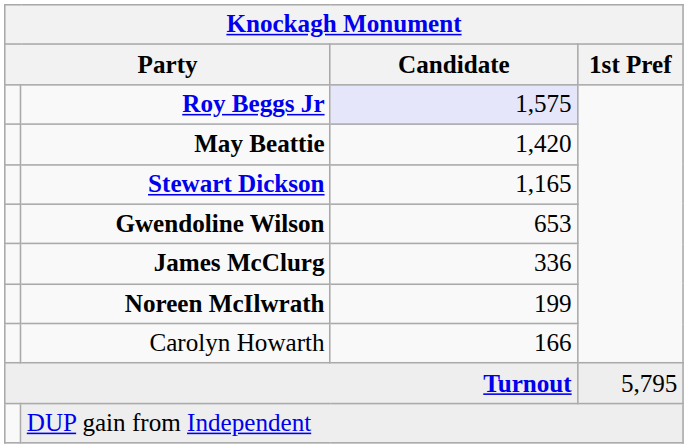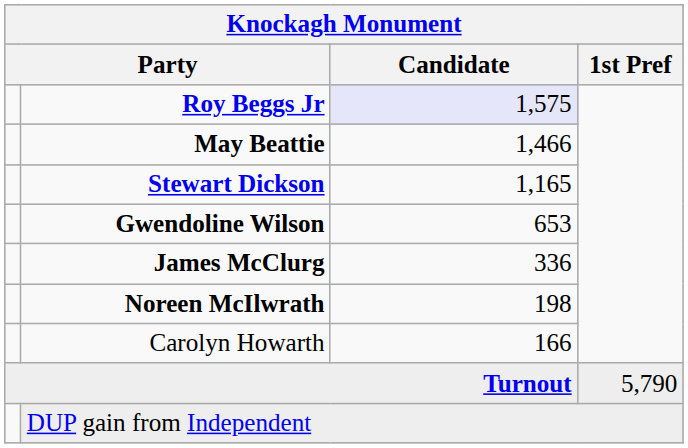(543, 143) 1,420 -> (543, 143) 1,466
(553, 303) 199 -> (553, 303) 198
(649, 382) 5,795 -> (649, 382) 5,790
